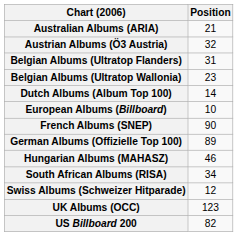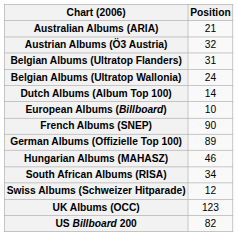(210, 77) 23 -> (210, 77) 24
